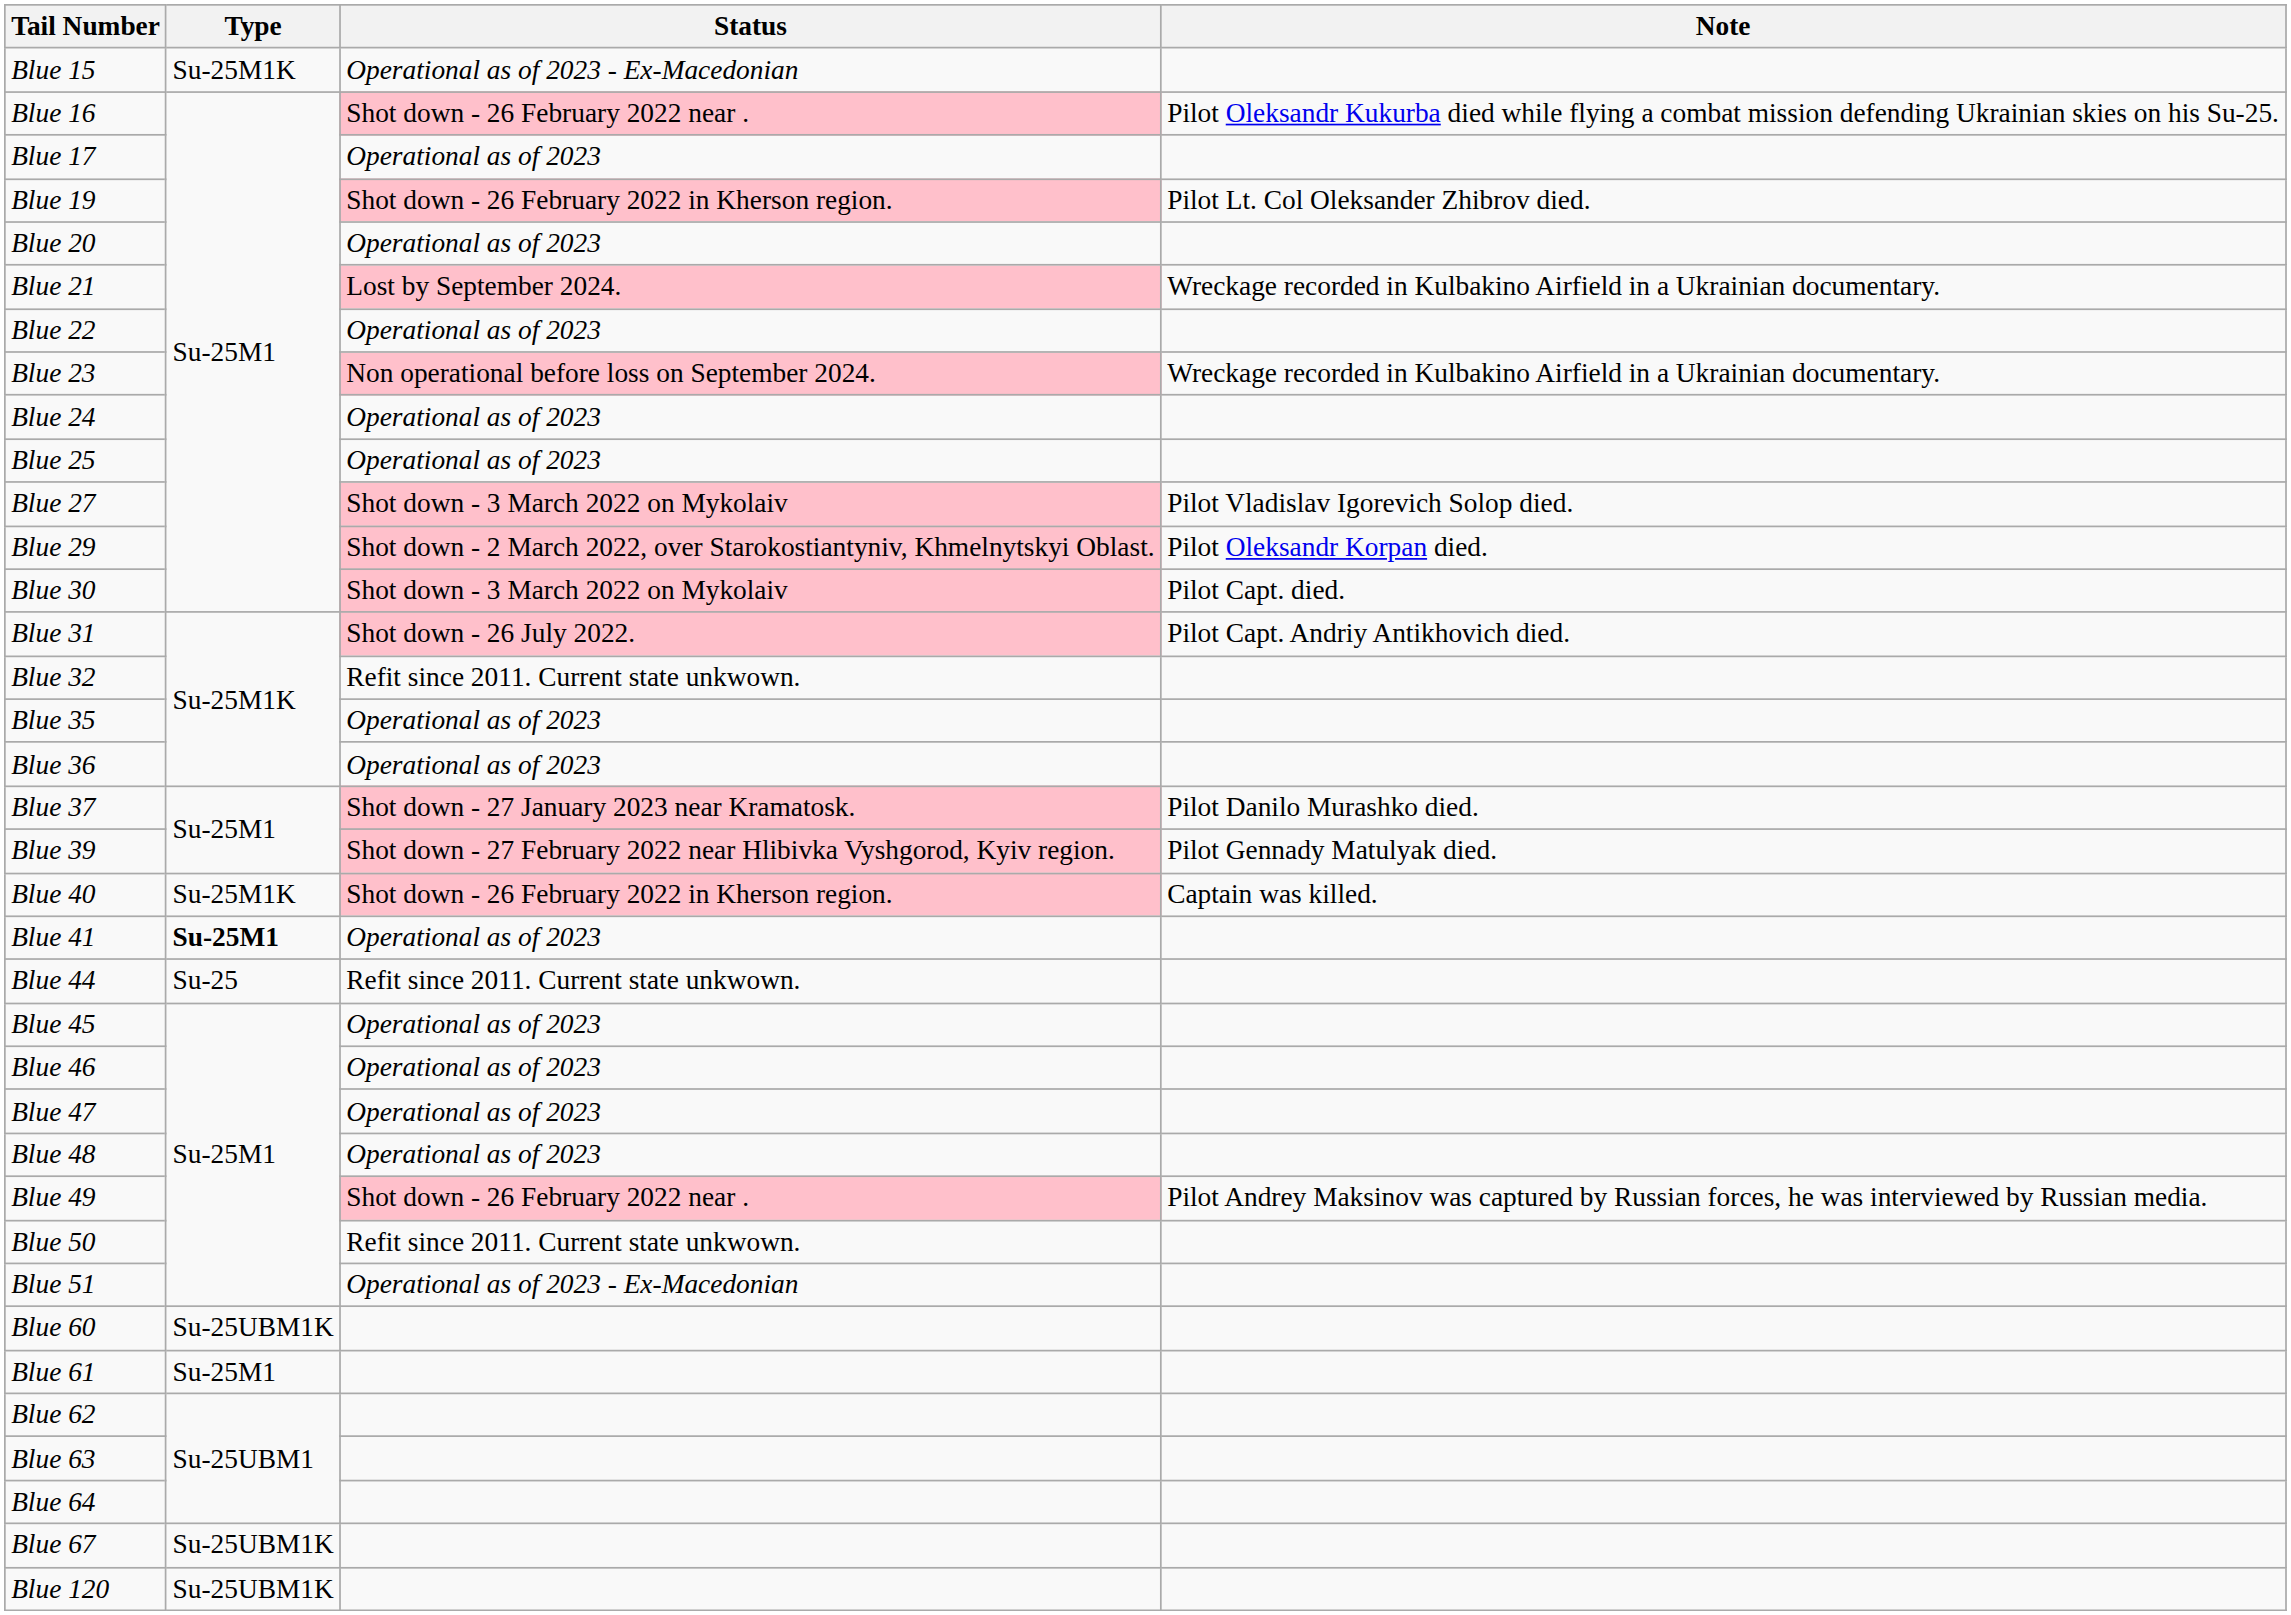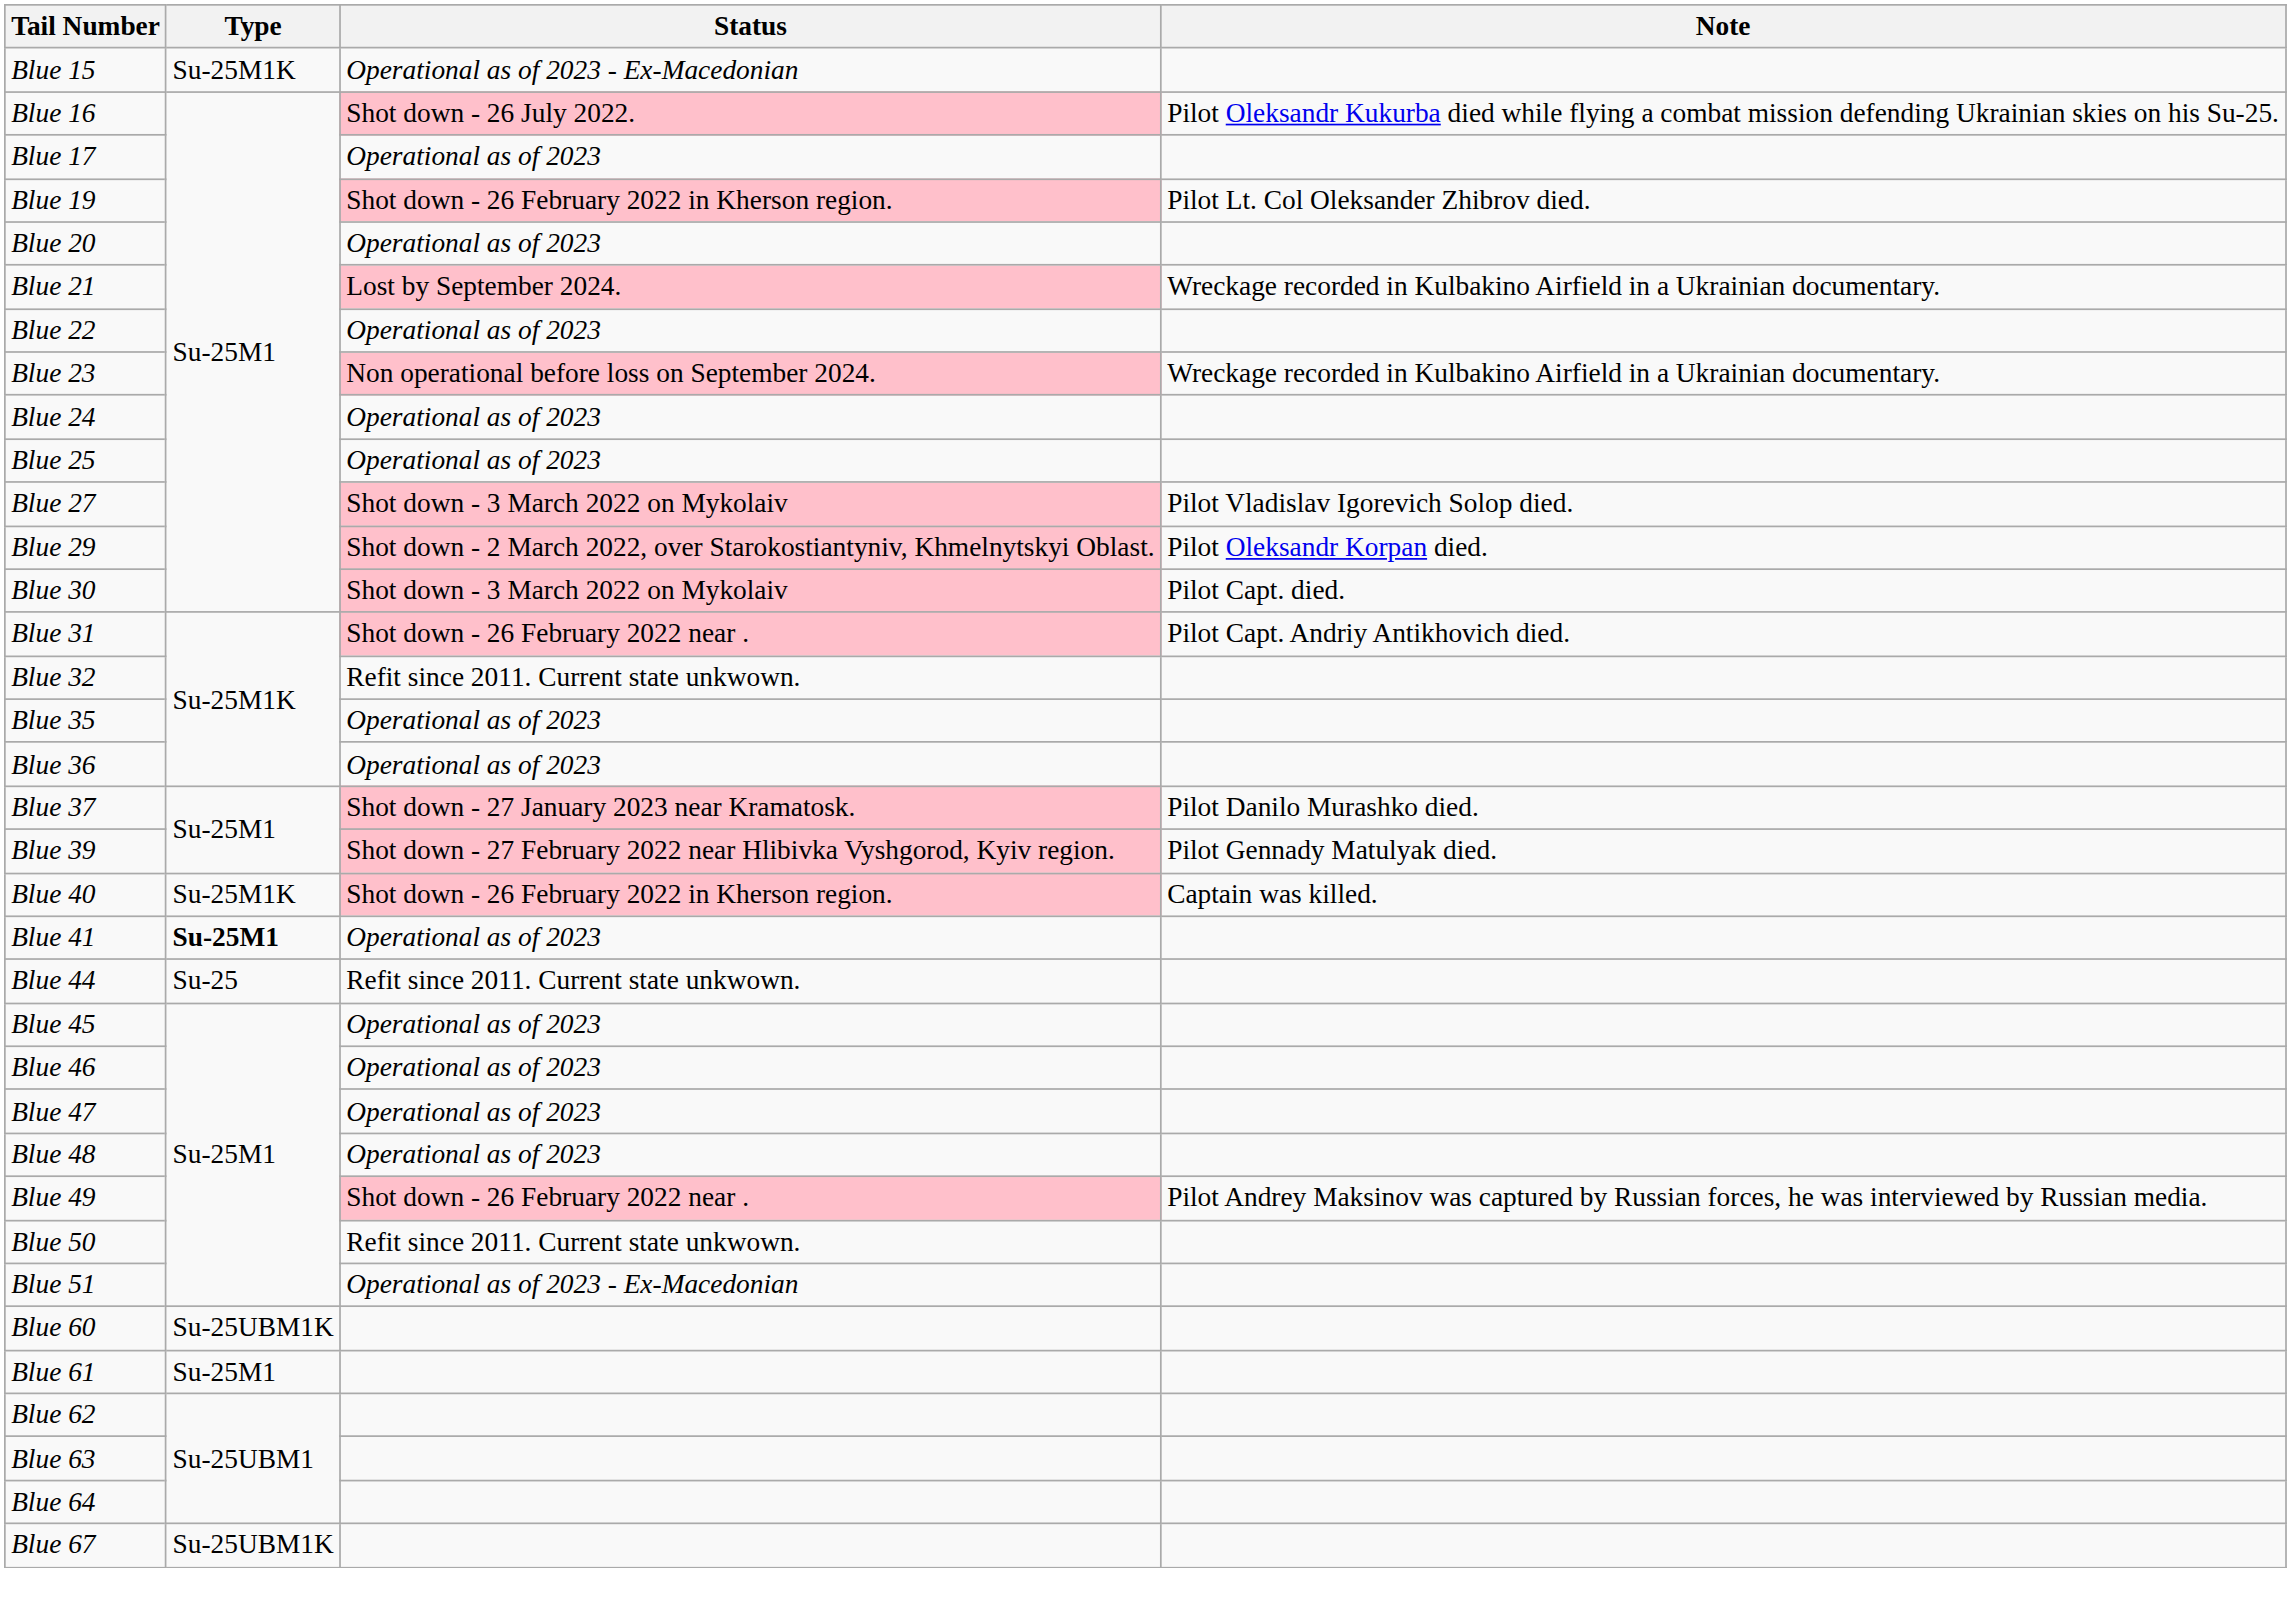(548, 112) Shot down - 26 February 2022 near . -> (491, 112) Shot down - 26 July 2022.
(491, 633) Shot down - 26 July 2022. -> (548, 633) Shot down - 26 February 2022 near .
- row: (60, 1588)
